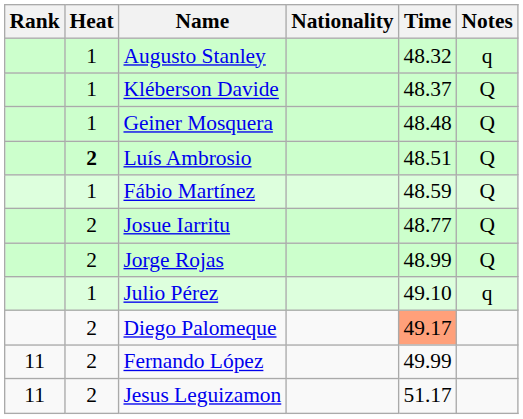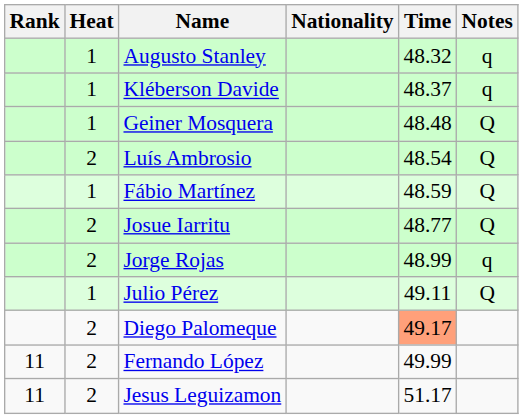(487, 89) Q -> (487, 89) q
(92, 157) bold -> (92, 157) normal
(428, 157) 48.51 -> (428, 157) 48.54
(487, 259) Q -> (487, 259) q
(428, 293) 49.10 -> (428, 293) 49.11
(487, 293) q -> (487, 293) Q
